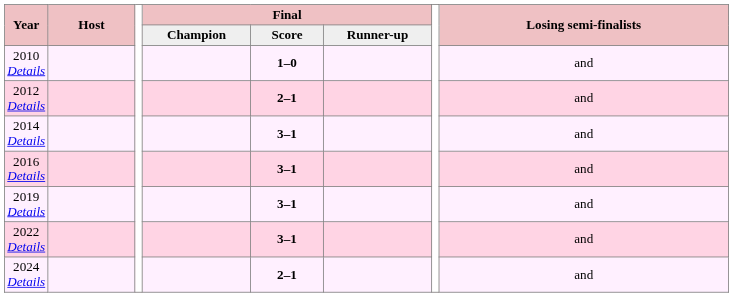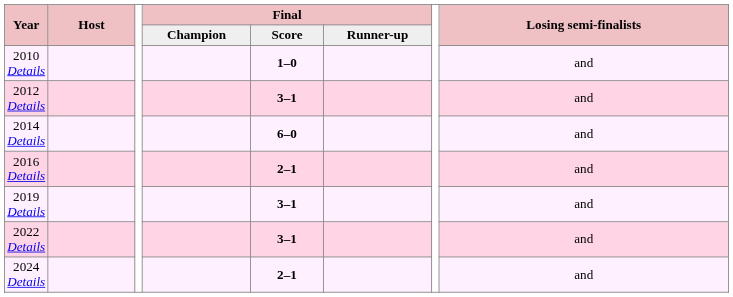(287, 98) 2–1 -> (287, 98) 3–1
(287, 133) 3–1 -> (287, 133) 6–0
(287, 168) 3–1 -> (287, 168) 2–1
